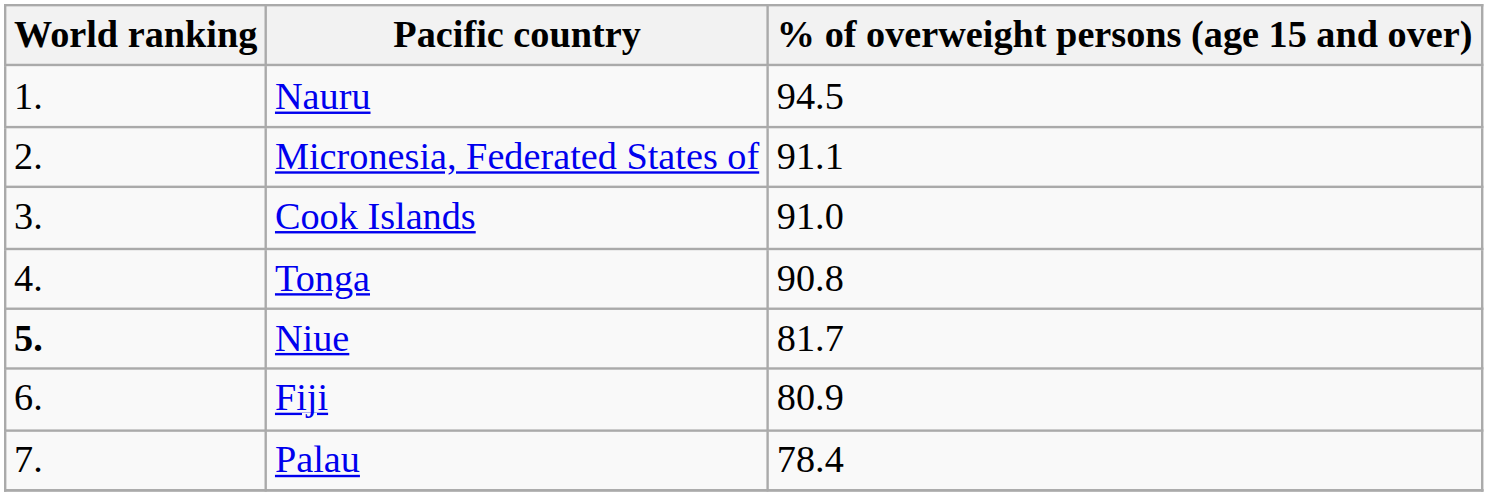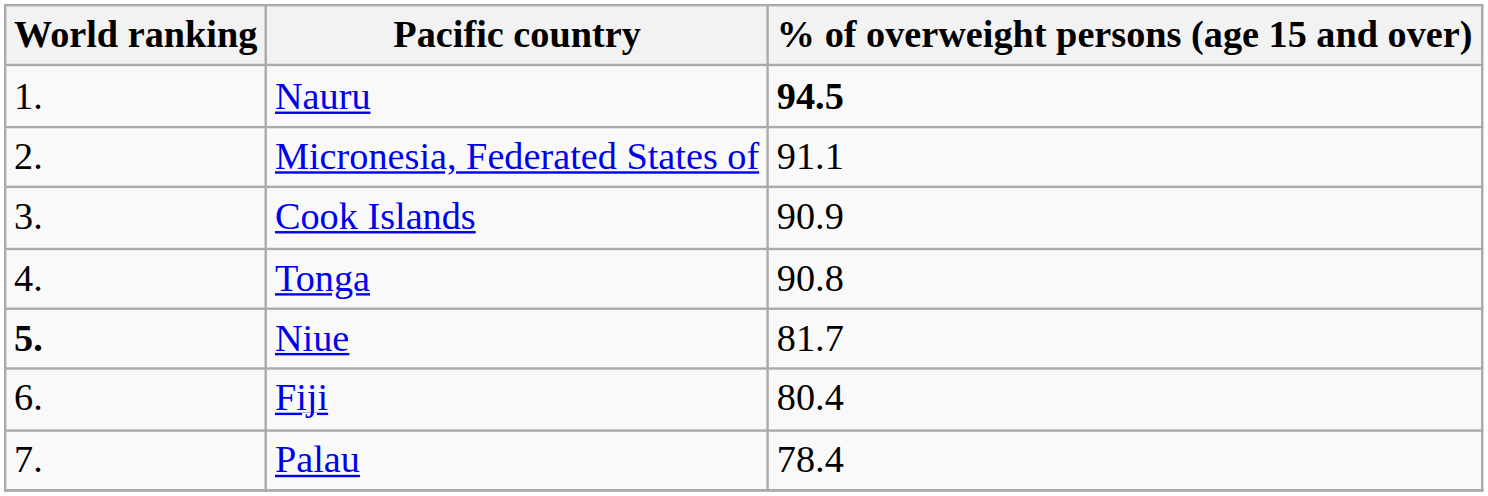(810, 95) normal -> (810, 95) bold
(810, 216) 91.0 -> (810, 216) 90.9
(810, 398) 80.9 -> (810, 398) 80.4
